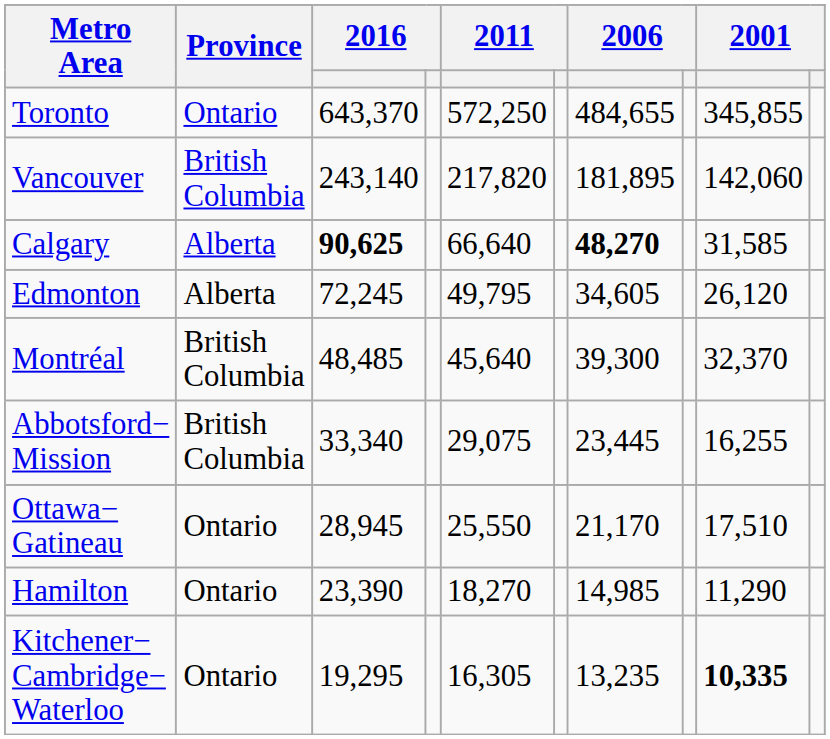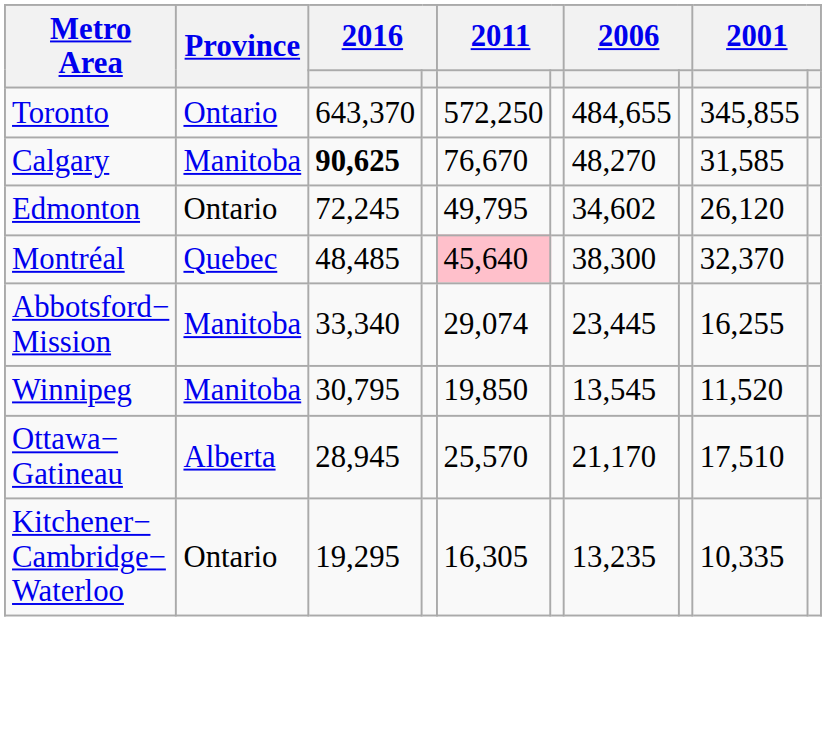- row: (78, 178)
(230, 244) Alberta -> (242, 160) Manitoba
(489, 244) 66,640 -> (486, 160) 76,670
(617, 244) bold -> (614, 160) normal
(230, 292) Alberta -> (230, 209) Ontario
(617, 292) 34,605 -> (614, 209) 34,602
(244, 358) British Columbia -> (230, 258) Quebec
(489, 358) no background -> (486, 258) pink background
(617, 358) 39,300 -> (614, 258) 38,300
(244, 442) British Columbia -> (242, 324) Manitoba
(489, 442) 29,075 -> (486, 324) 29,074
+ row: (72, 390)
(230, 525) Ontario -> (230, 456) Alberta
(489, 525) 25,550 -> (486, 456) 25,570
- row: (70, 591)
(746, 674) bold -> (742, 556) normal
